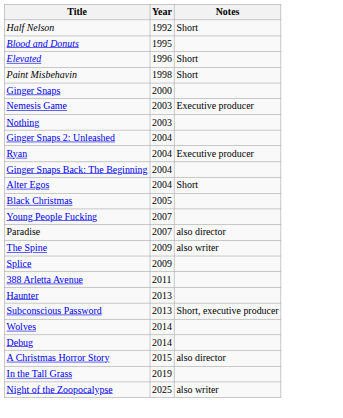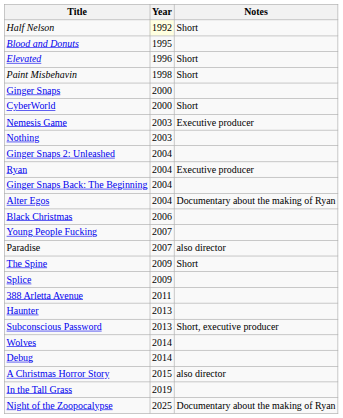(162, 28) no background -> (162, 28) lightyellow background
+ row: (31, 106)
(187, 185) Short -> (256, 201) Documentary about the making of Ryan
(162, 201) 2005 -> (162, 216) 2006
(198, 248) also writer -> (187, 264) Short
(198, 389) also writer -> (256, 405) Documentary about the making of Ryan
